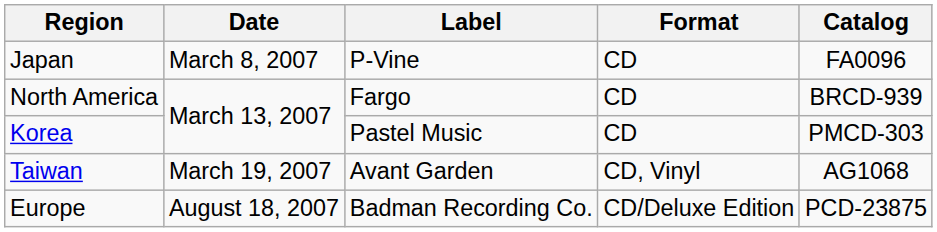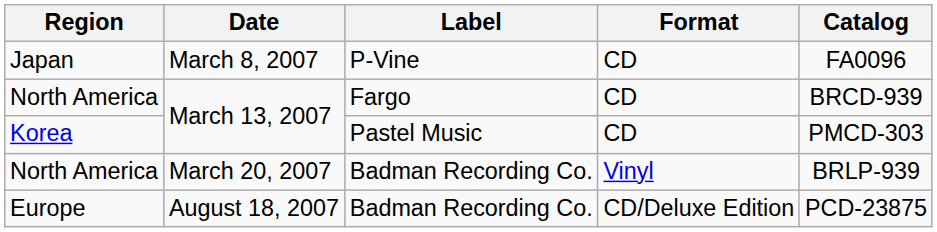- row: (46, 171)
+ row: (84, 171)
